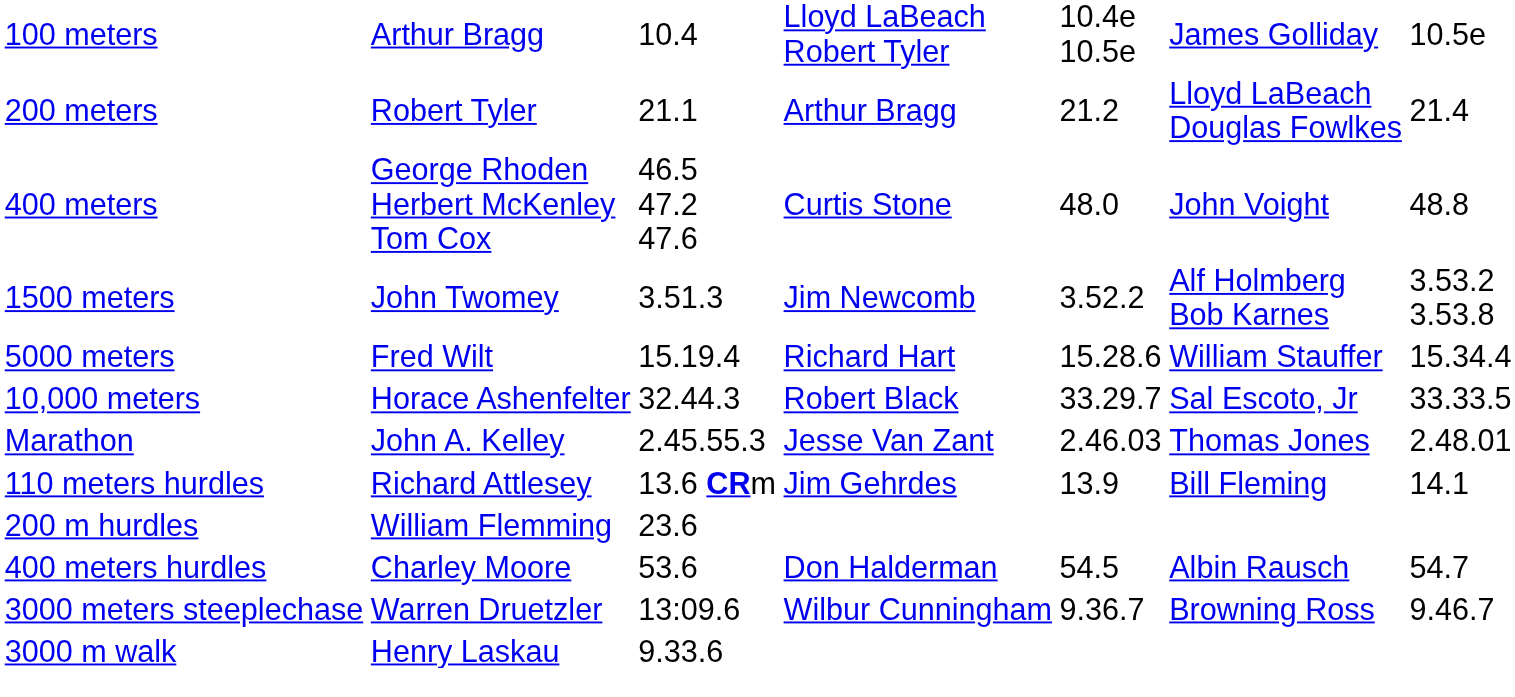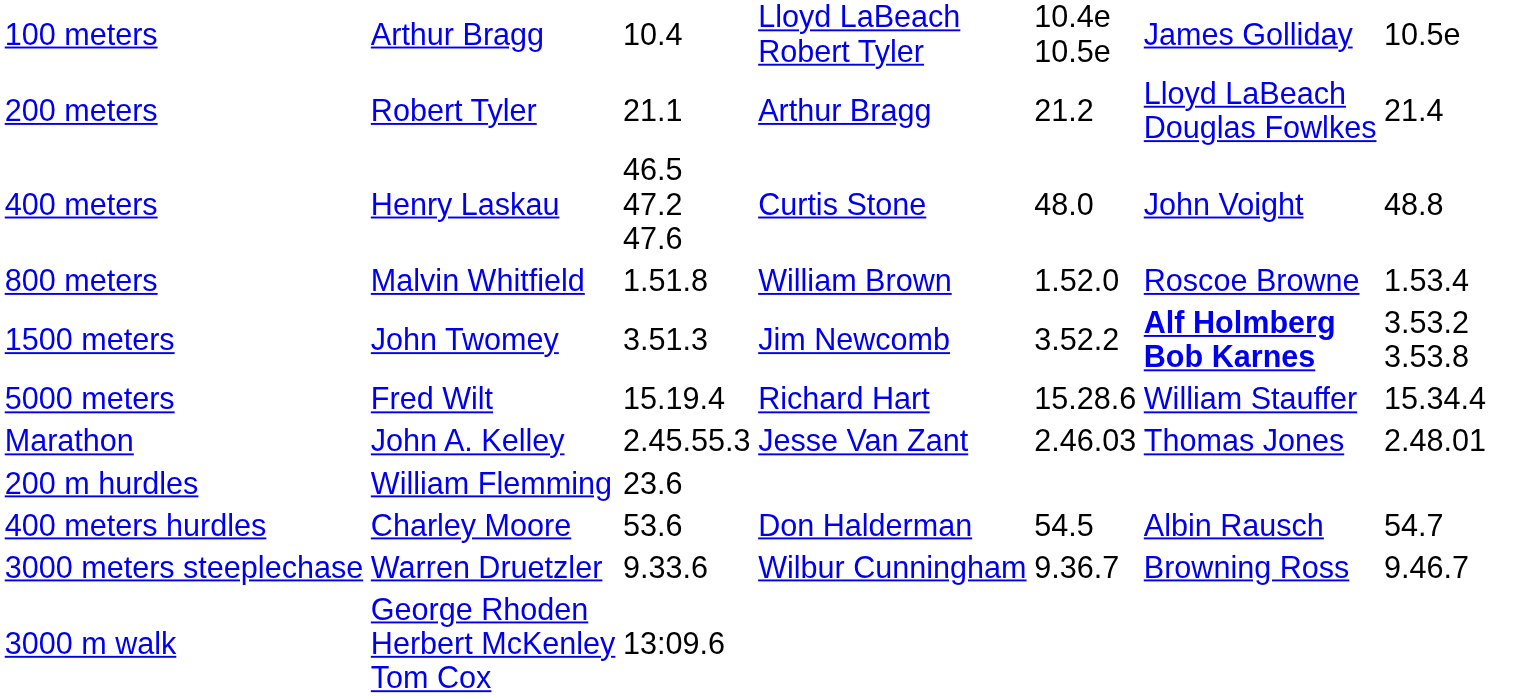(493, 204) George Rhoden Herbert McKenley Tom Cox -> (465, 204) Henry Laskau
+ row: (81, 281)
(1258, 298) normal -> (1240, 340) bold
- row: (102, 399)
- row: (134, 483)
(689, 609) 13:09.6 -> (666, 567) 9.33.6
(465, 651) Henry Laskau -> (493, 643) George Rhoden Herbert McKenley Tom Cox
(681, 651) 9.33.6 -> (674, 643) 13:09.6
